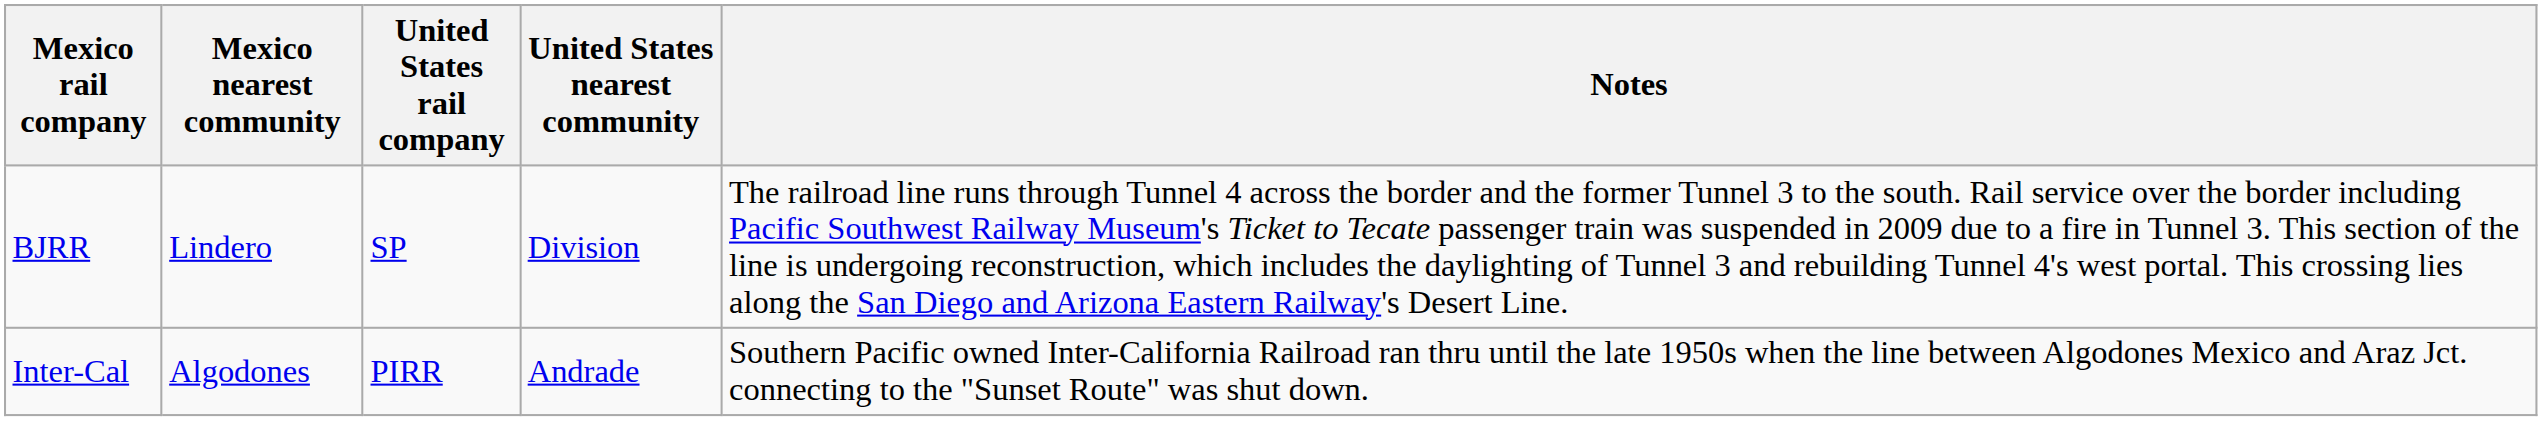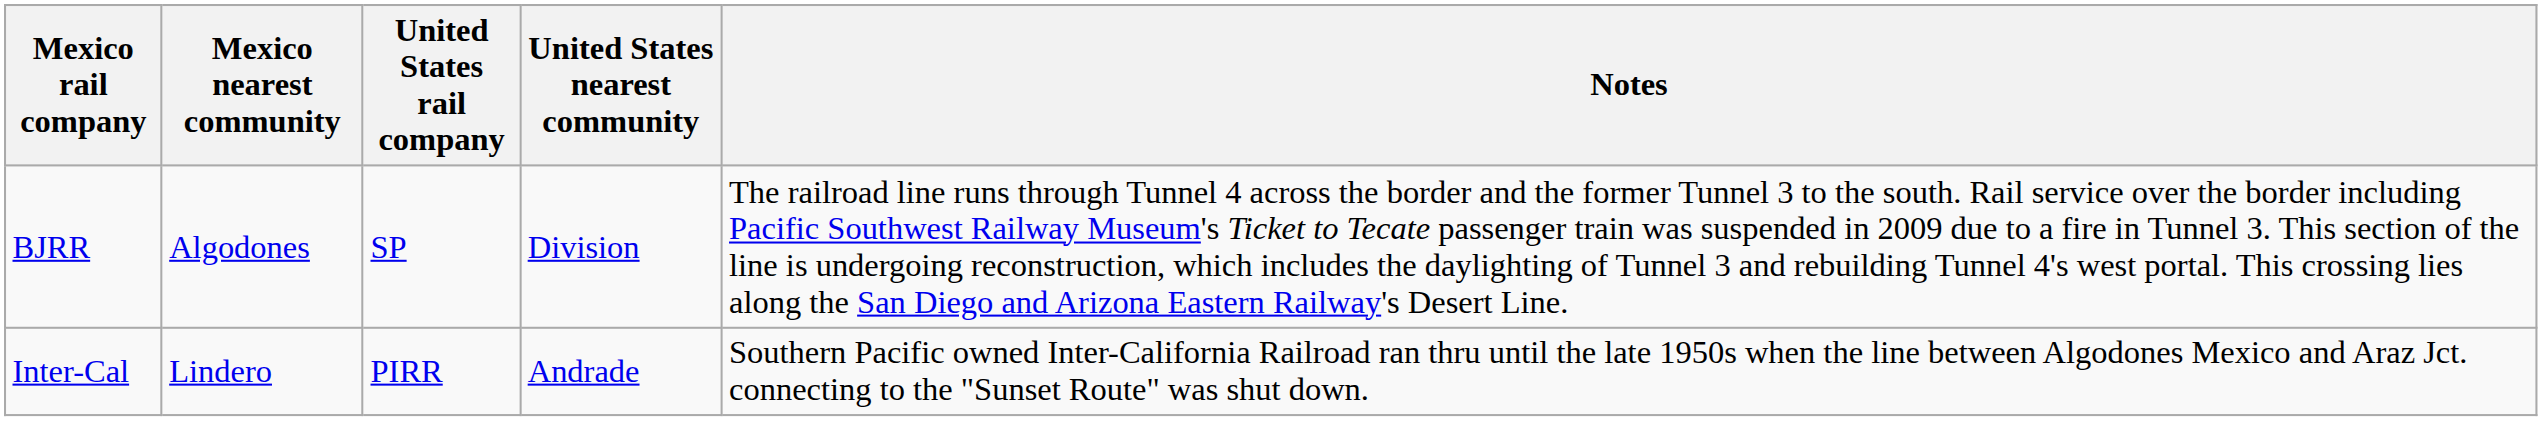(221, 246) Lindero -> (240, 246) Algodones
(240, 370) Algodones -> (221, 370) Lindero
